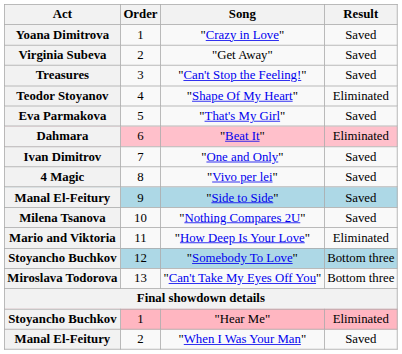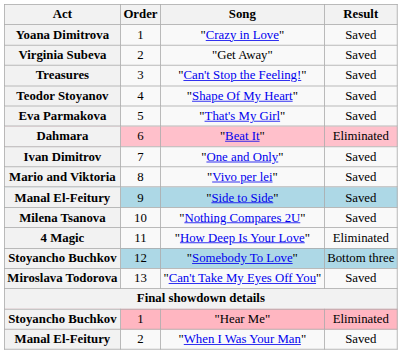(361, 95) Eliminated -> (361, 95) Saved
(62, 177) 4 Magic -> (62, 177) Mario and Viktoria
(62, 237) Mario and Viktoria -> (62, 237) 4 Magic
(361, 278) Bottom three -> (361, 278) Saved
